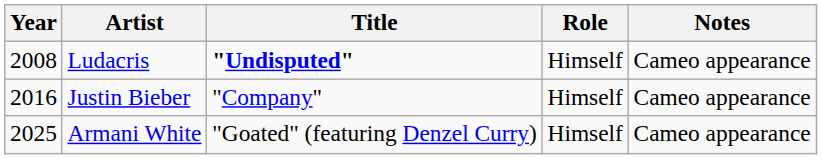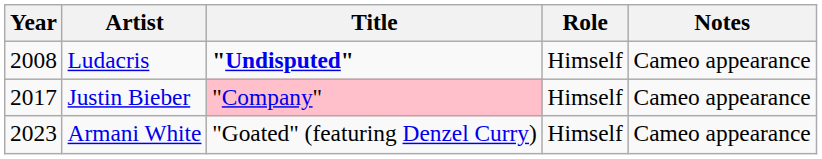(33, 97) 2016 -> (33, 97) 2017
(267, 97) no background -> (267, 97) pink background
(33, 134) 2025 -> (33, 134) 2023
